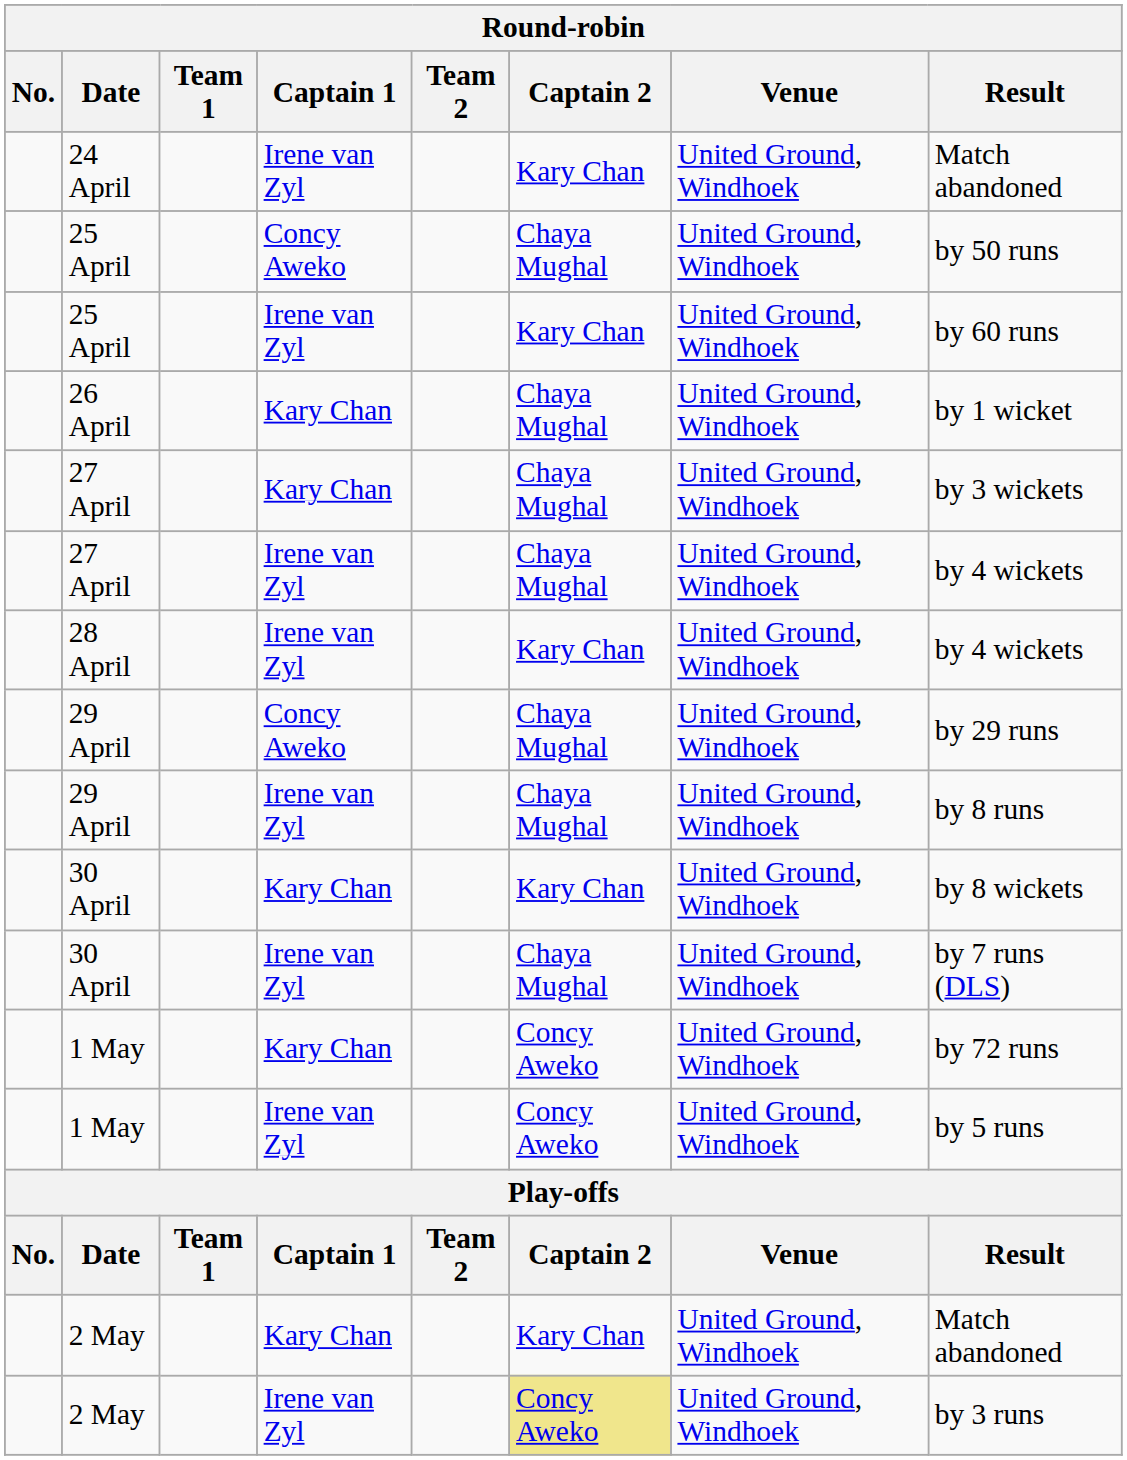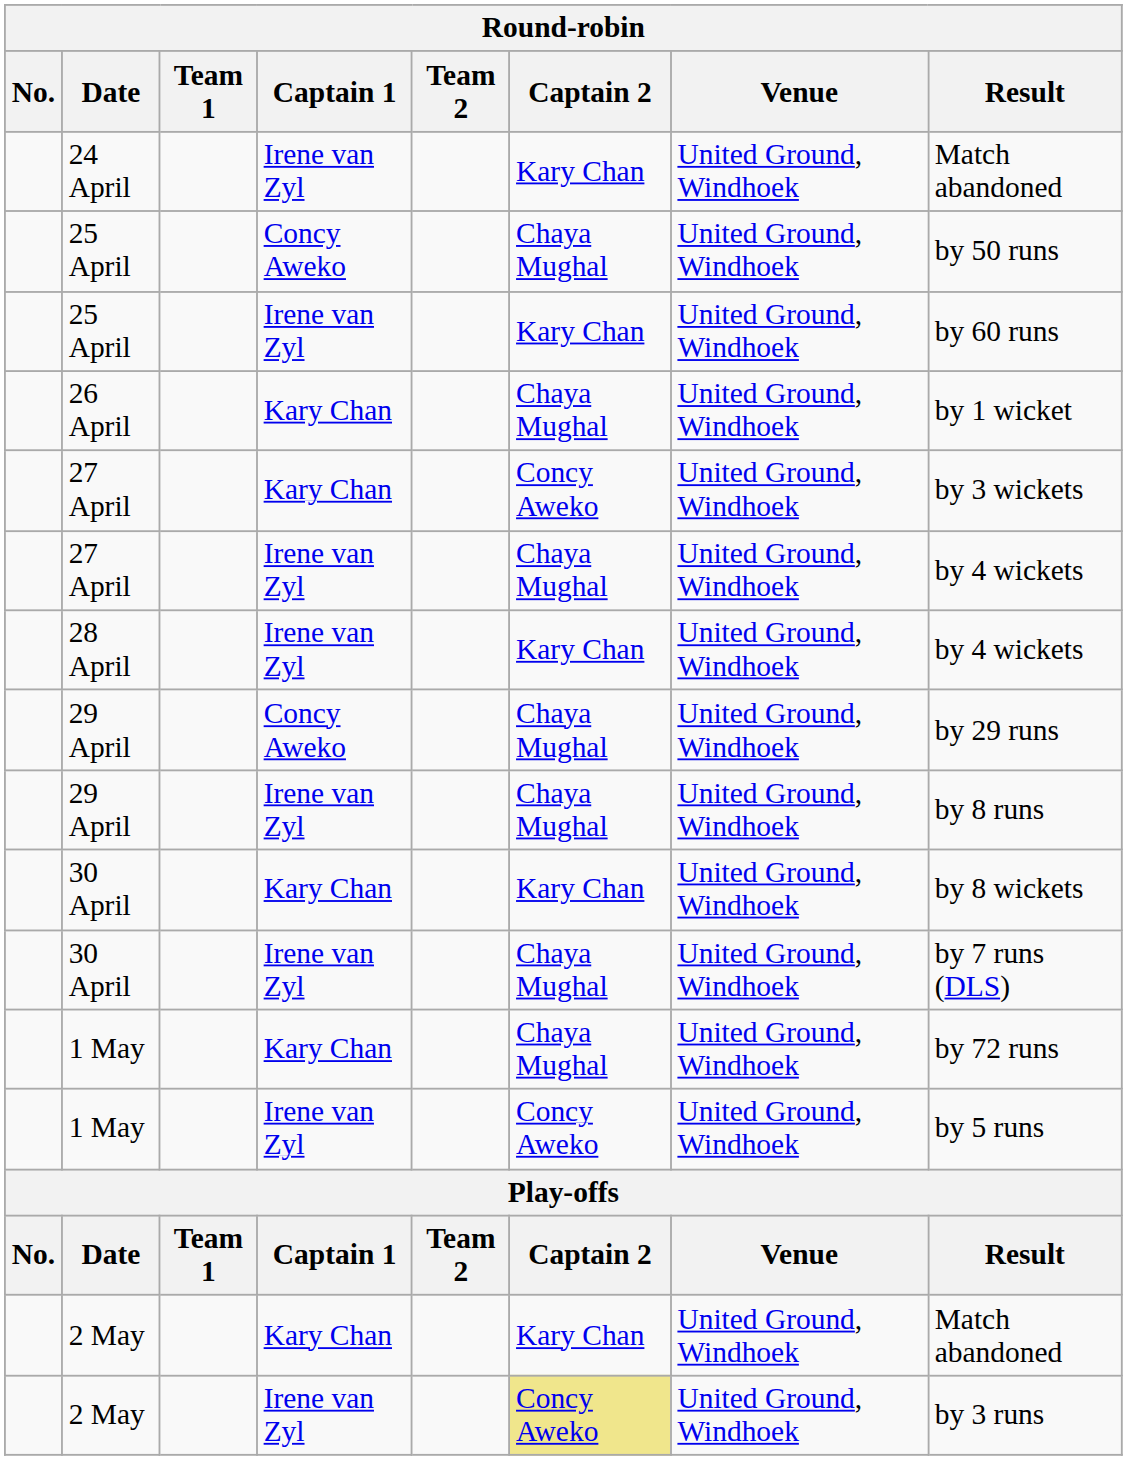(562, 490) Chaya Mughal -> (557, 490) Concy Aweko
(557, 1048) Concy Aweko -> (562, 1048) Chaya Mughal
